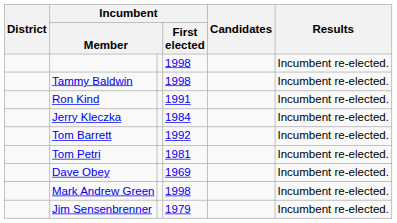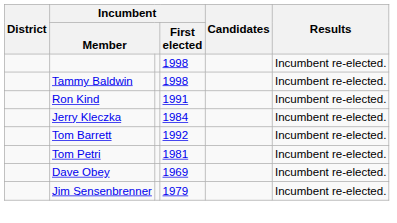- row: (103, 191)
